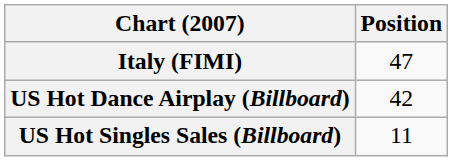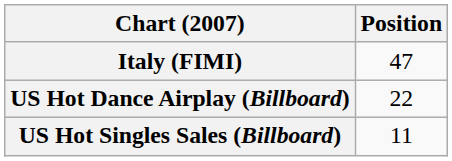(401, 98) 42 -> (401, 98) 22
